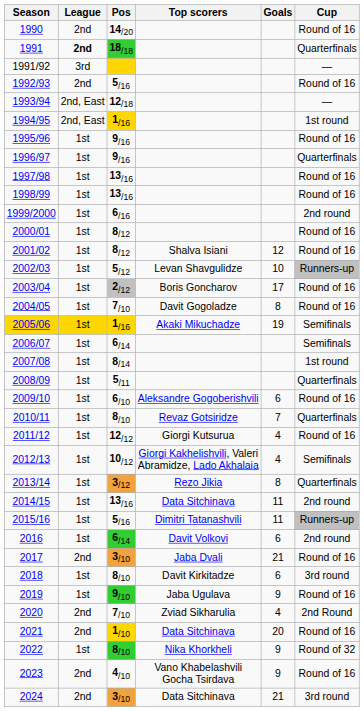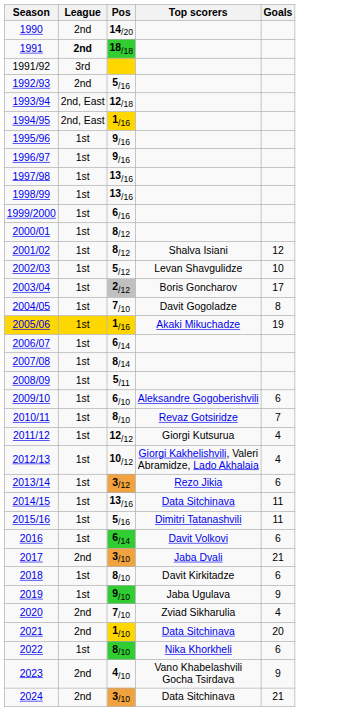- column: (327, 12)
(278, 483) 8 -> (278, 483) 6
(278, 650) 9 -> (278, 650) 6
